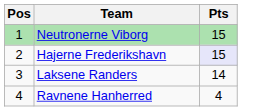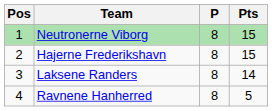+ column: (215, 14)
(219, 55) lavender background -> (249, 55) no background
(219, 95) 4 -> (249, 95) 5
